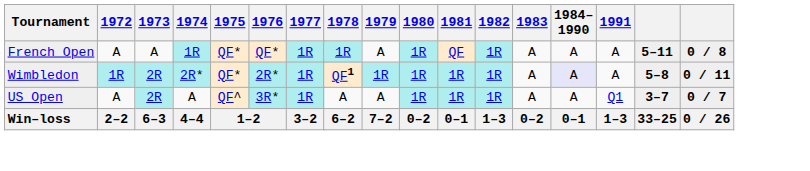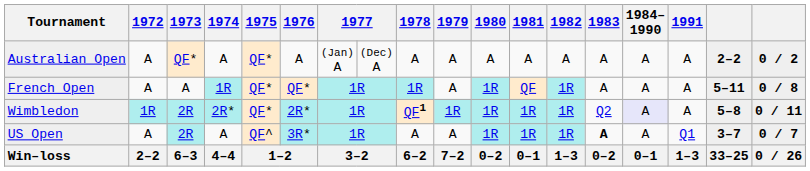+ row: (67, 59)
(532, 75) A -> (604, 111) Q2
(532, 98) normal -> (604, 134) bold
